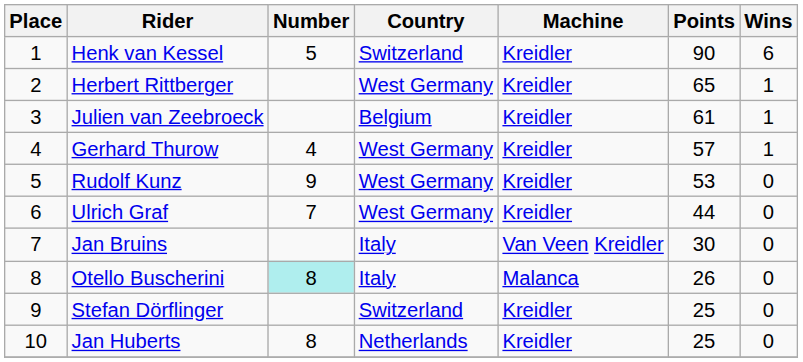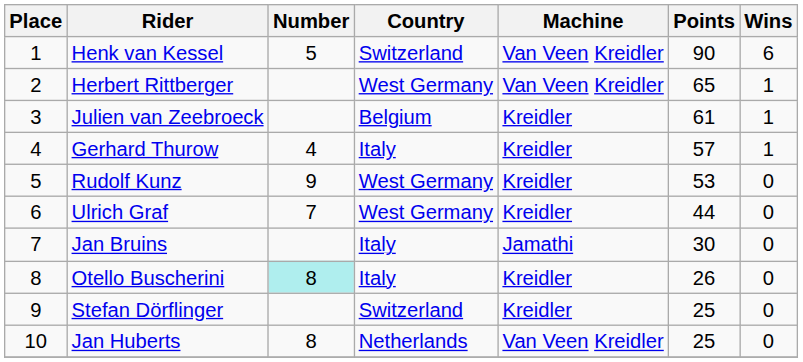(537, 53) Kreidler -> (583, 53) Van Veen Kreidler
(537, 85) Kreidler -> (583, 85) Van Veen Kreidler
(426, 149) West Germany -> (377, 149) Italy
(583, 245) Van Veen Kreidler -> (538, 245) Jamathi
(541, 277) Malanca -> (537, 277) Kreidler
(537, 341) Kreidler -> (583, 341) Van Veen Kreidler
